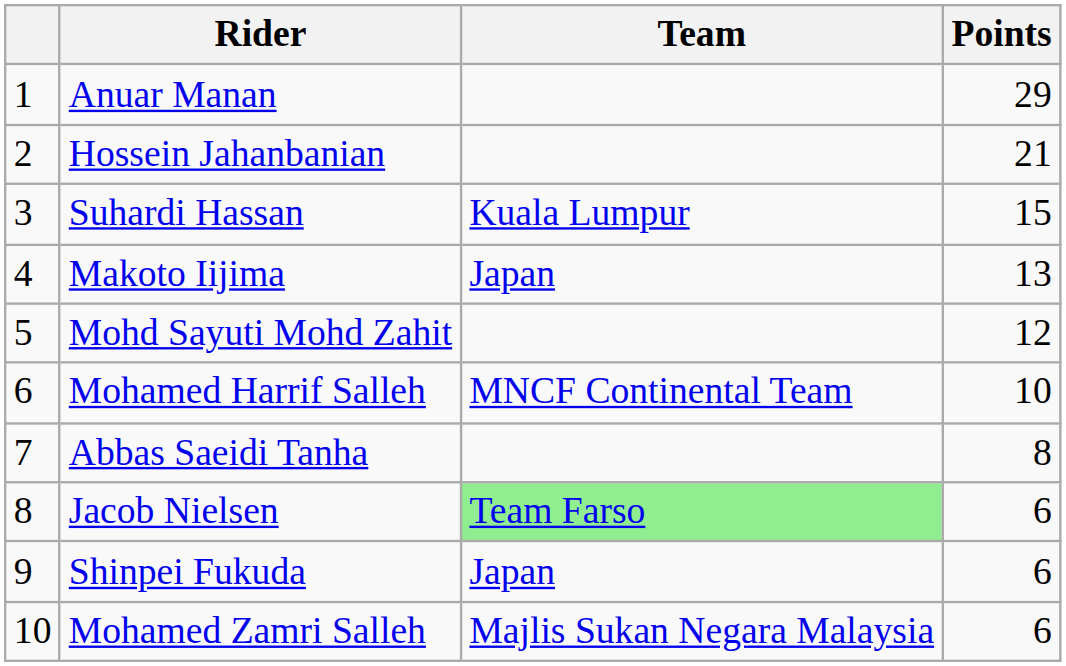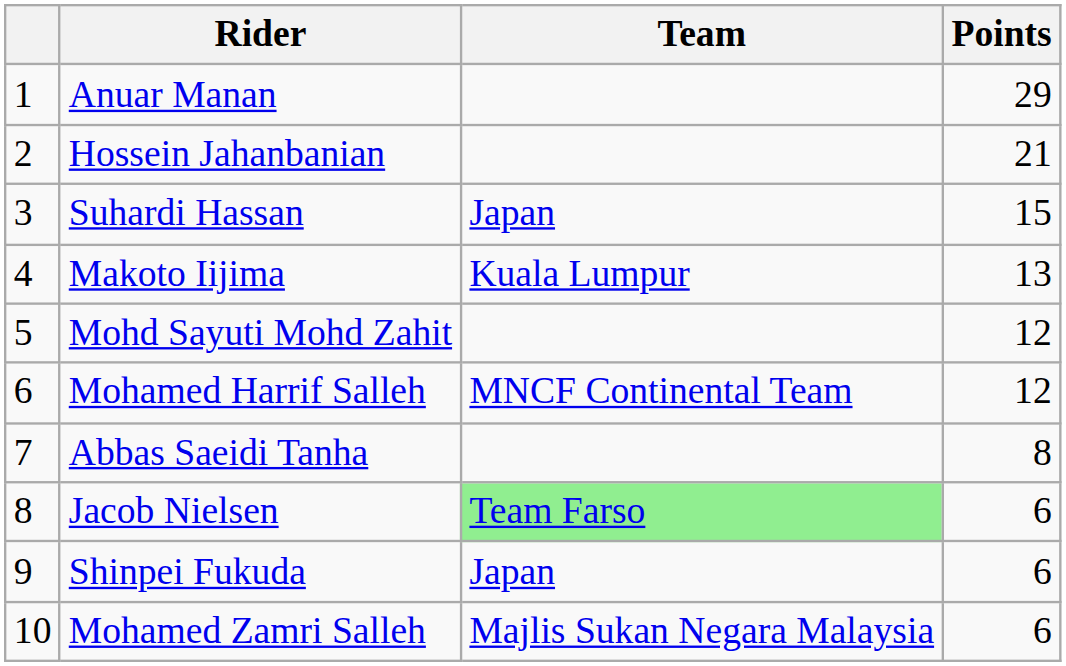(580, 213) Kuala Lumpur -> (512, 213) Japan
(512, 272) Japan -> (580, 272) Kuala Lumpur
(1033, 392) 10 -> (1033, 392) 12
